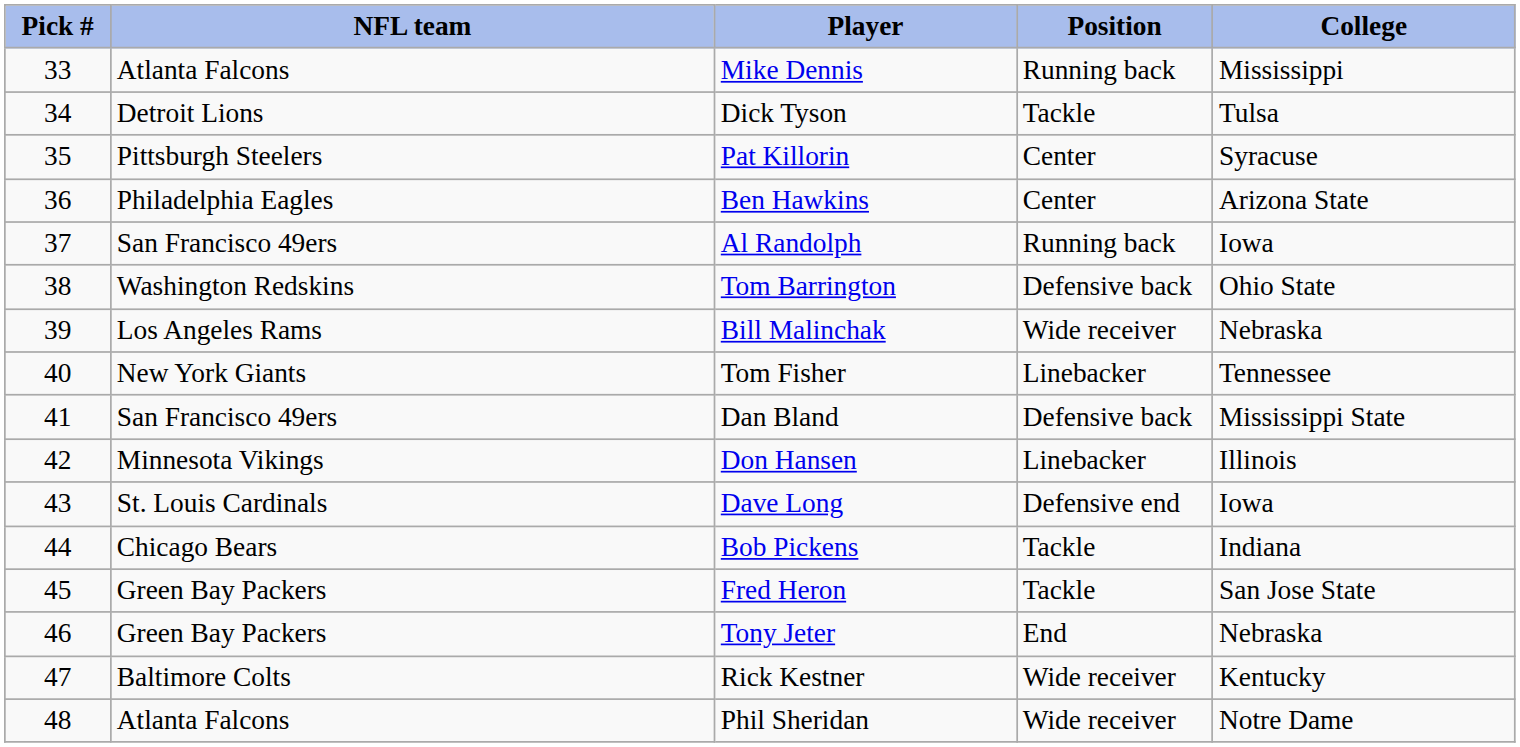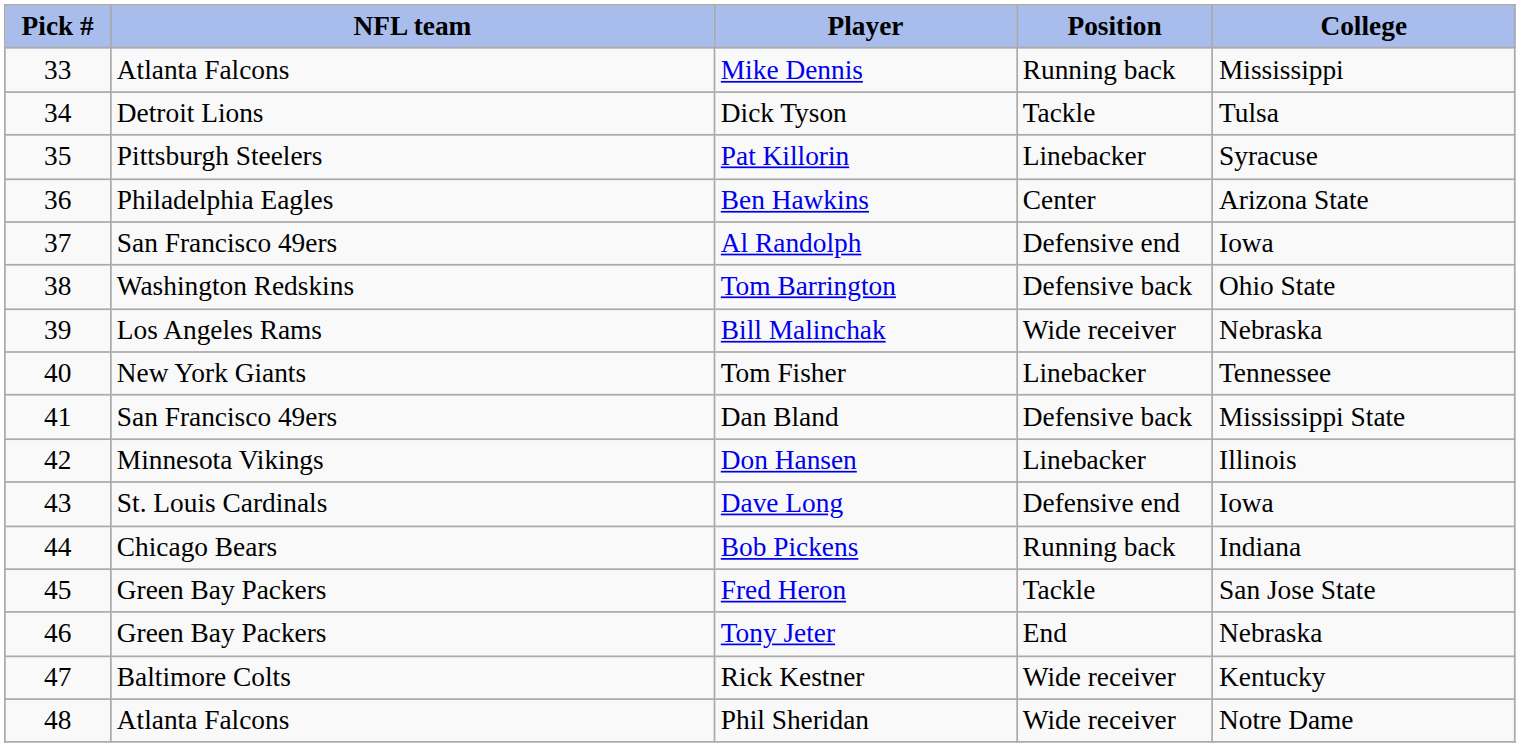(1059, 156) Center -> (1084, 156) Linebacker
(1099, 243) Running back -> (1101, 243) Defensive end
(1059, 546) Tackle -> (1099, 546) Running back
